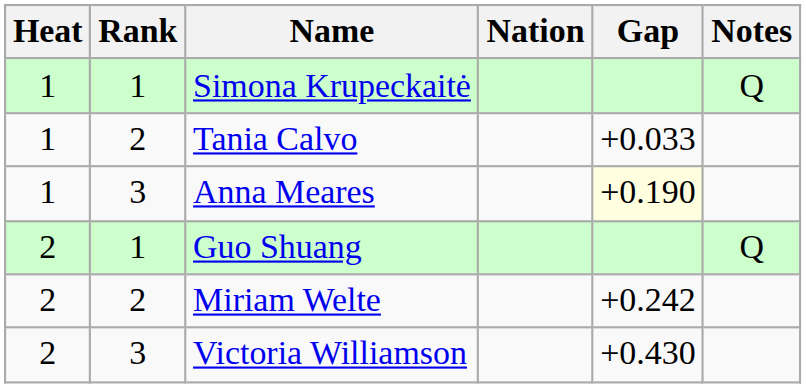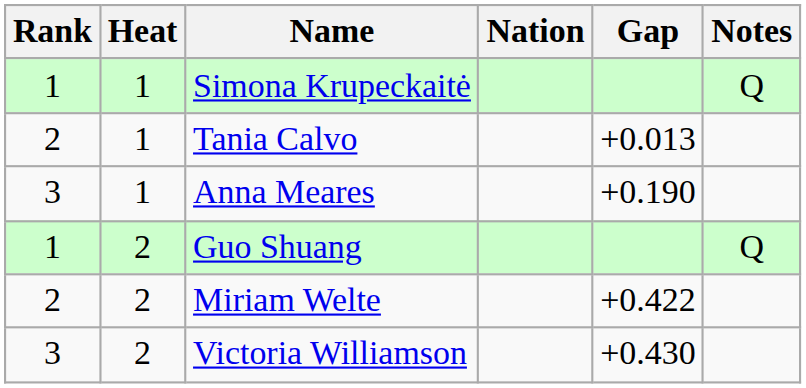columns swapped: (48, 31) <-> (138, 31)
(648, 138) +0.033 -> (648, 138) +0.013
(648, 192) lightyellow background -> (648, 192) no background
(648, 300) +0.242 -> (648, 300) +0.422
